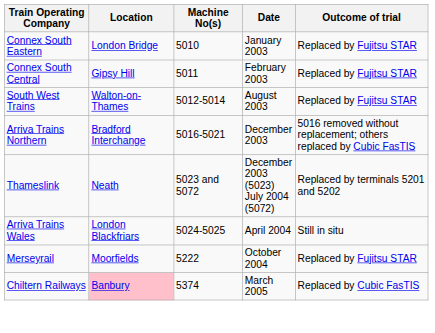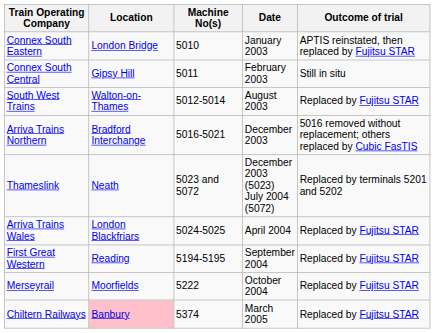(357, 46) Replaced by Fujitsu STAR -> (357, 46) APTIS reinstated, then replaced by Fujitsu STAR
(357, 73) Replaced by Fujitsu STAR -> (323, 73) Still in situ
(321, 231) Still in situ -> (359, 231) Replaced by Fujitsu STAR
+ row: (31, 258)
(358, 286) Replaced by Cubic FasTIS -> (359, 314) Replaced by Fujitsu STAR
